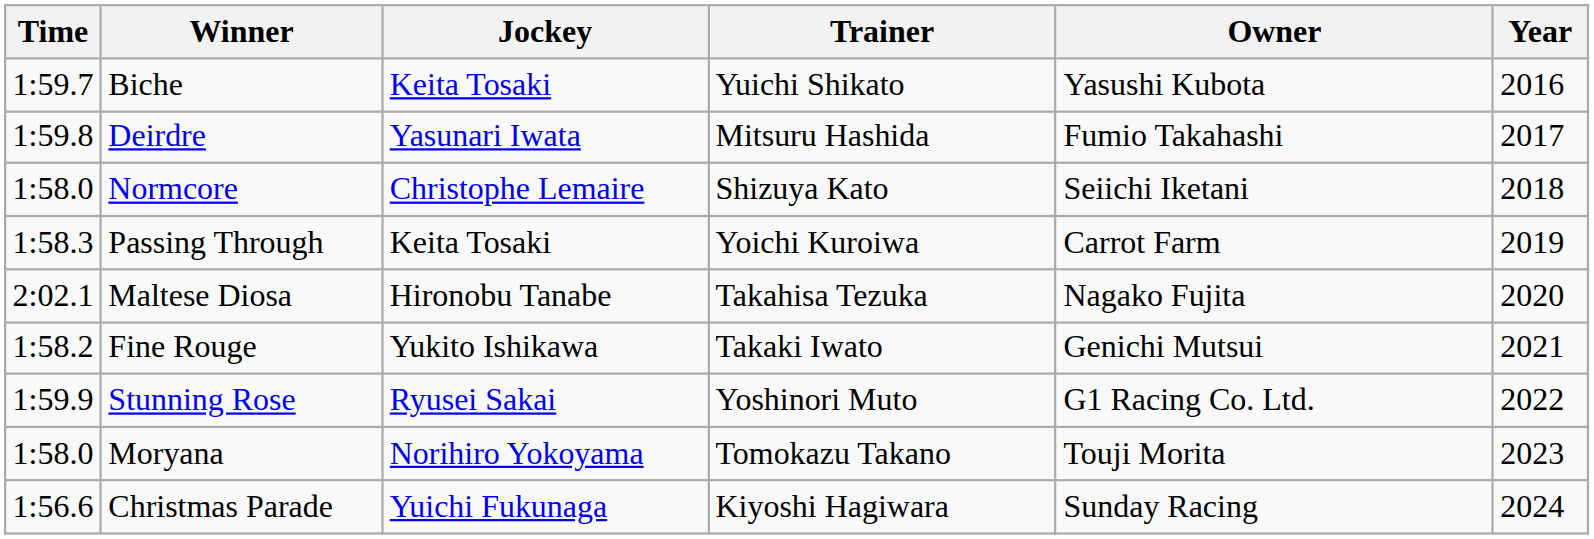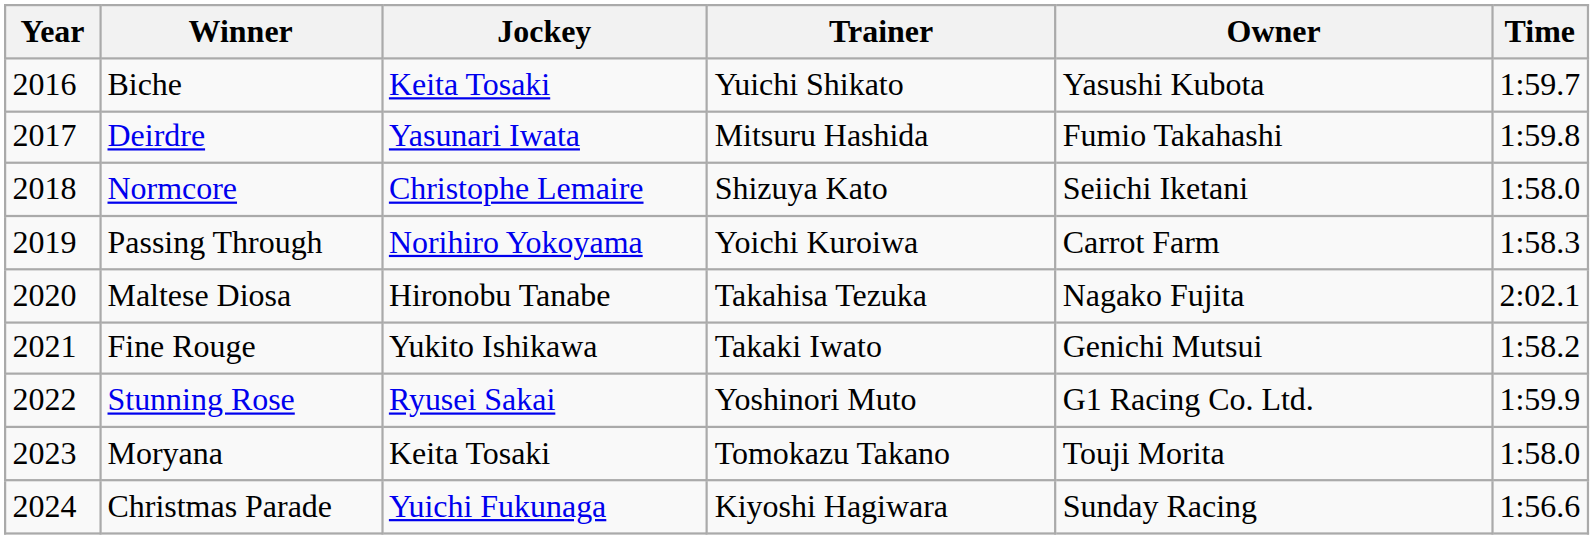columns swapped: (1540, 31) <-> (53, 31)
(470, 242) Keita Tosaki -> (516, 242) Norihiro Yokoyama
(517, 453) Norihiro Yokoyama -> (470, 453) Keita Tosaki
